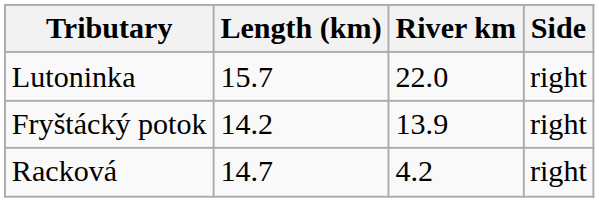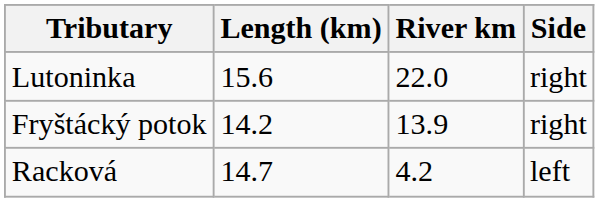(247, 76) 15.7 -> (247, 76) 15.6
(558, 171) right -> (550, 171) left
